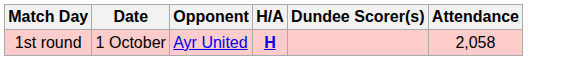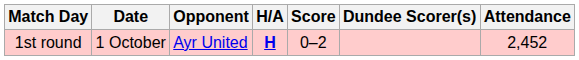+ column: (313, 17)
(475, 42) 2,058 -> (527, 42) 2,452
